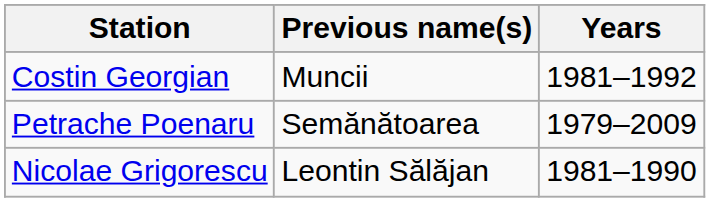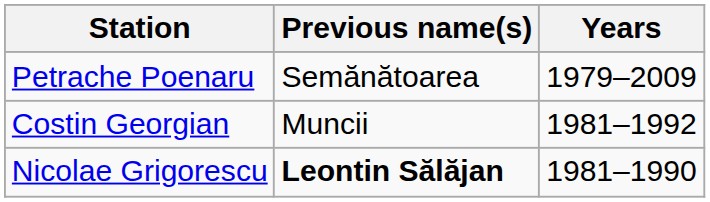rows swapped: (133, 123) <-> (121, 76)
(385, 171) normal -> (393, 171) bold
